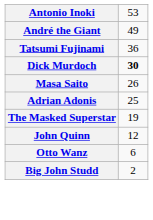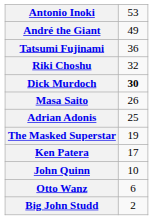+ row: (62, 65)
+ row: (62, 153)
(133, 135) 12 -> (133, 170) 10
